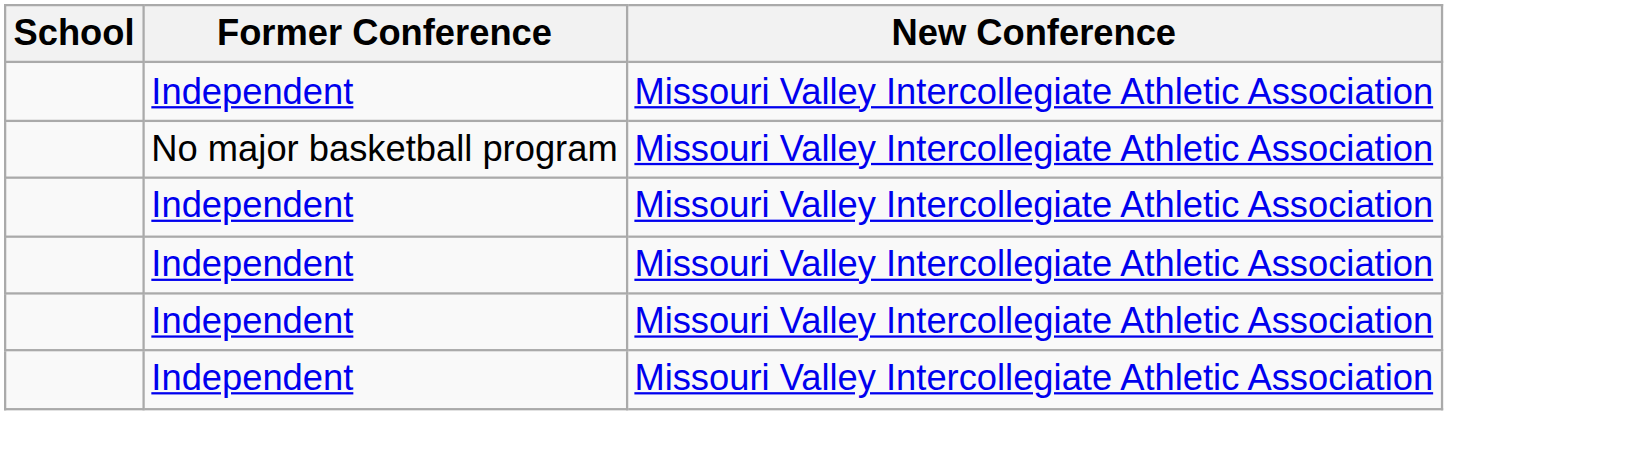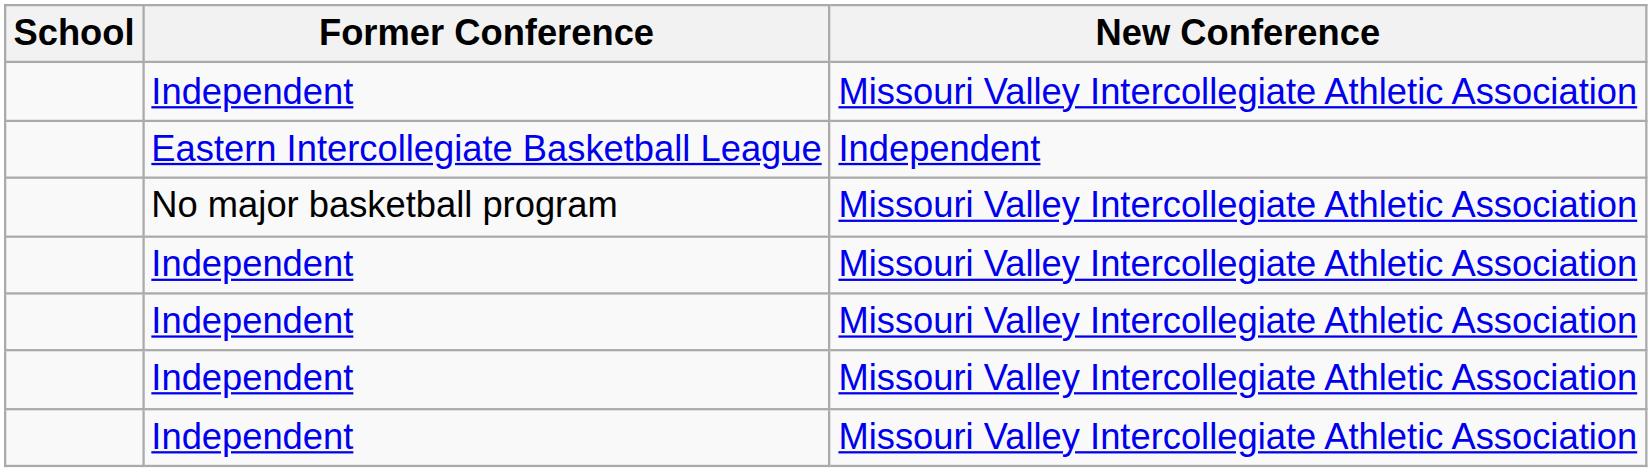+ row: (487, 148)
